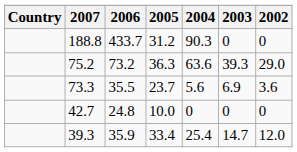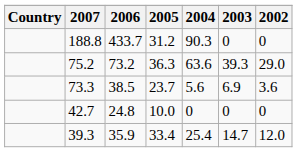(122, 87) 35.5 -> (122, 87) 38.5
